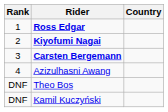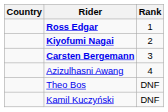columns swapped: (18, 12) <-> (144, 12)
